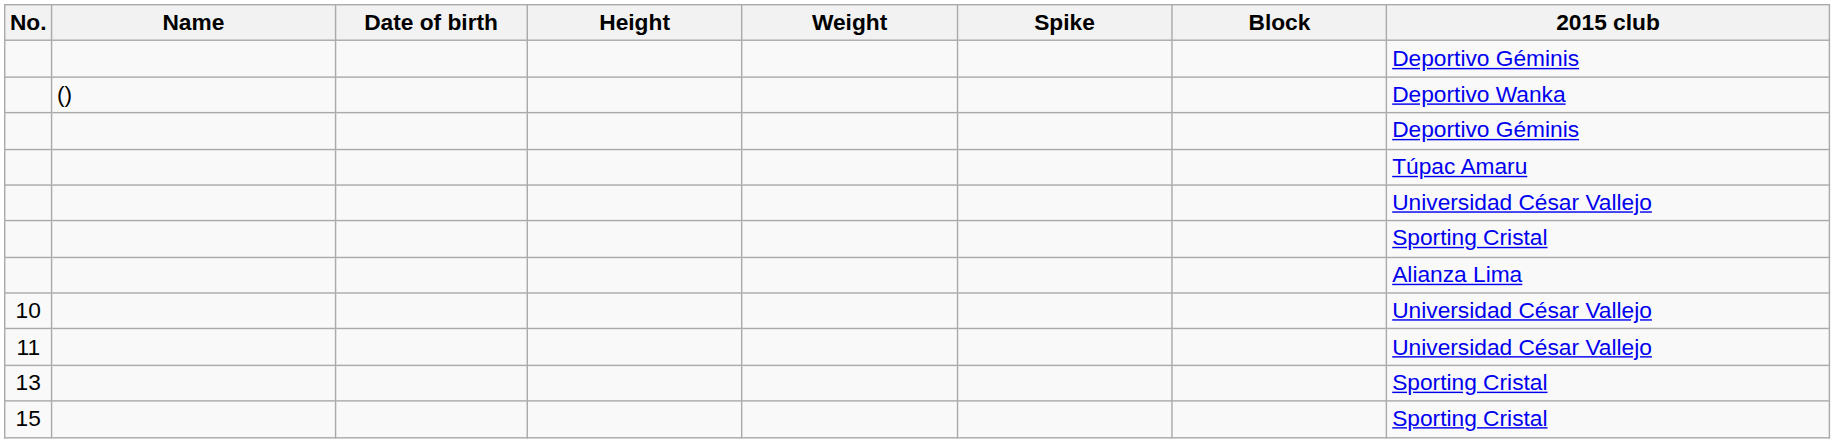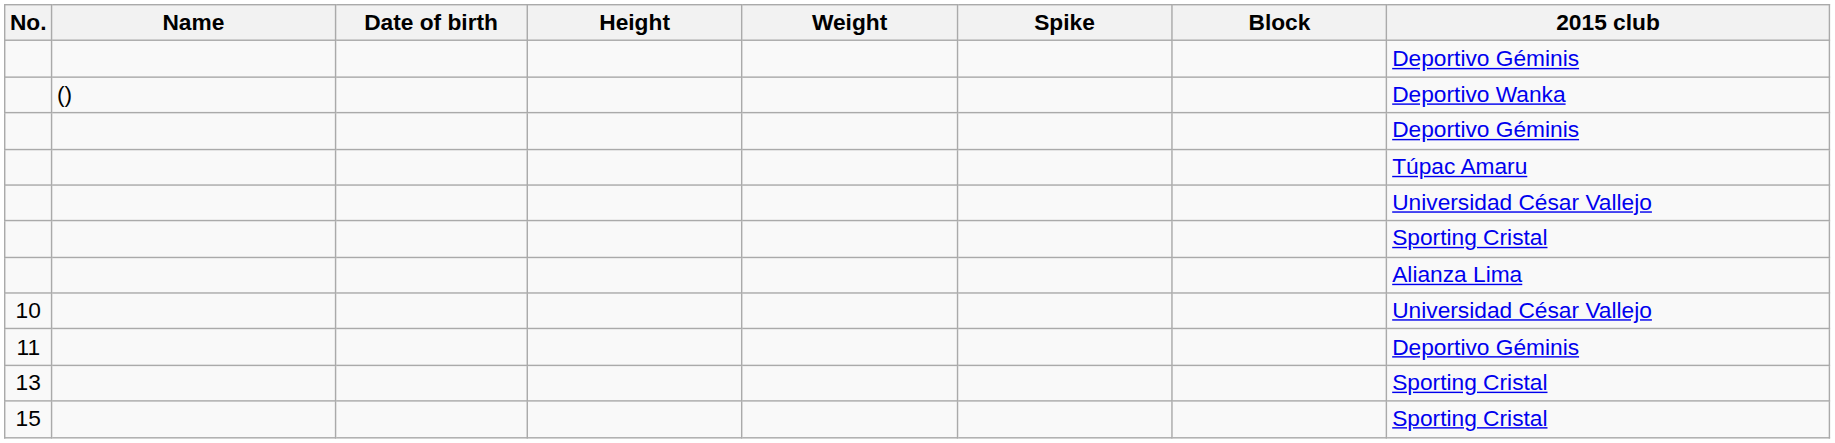(1522, 346) Universidad César Vallejo -> (1486, 346) Deportivo Géminis
